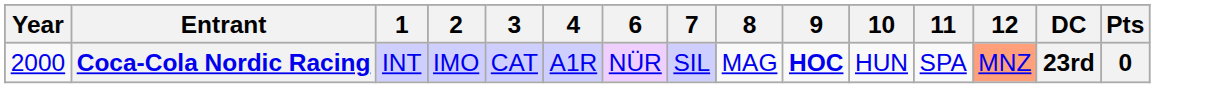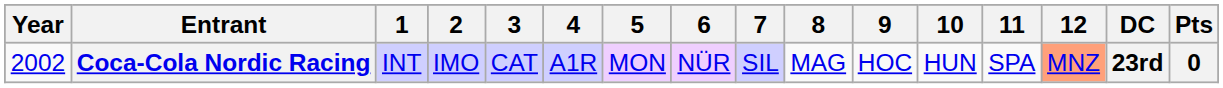+ column: (637, 24)
(38, 62) 2000 -> (38, 62) 2002
(816, 62) bold -> (885, 62) normal
